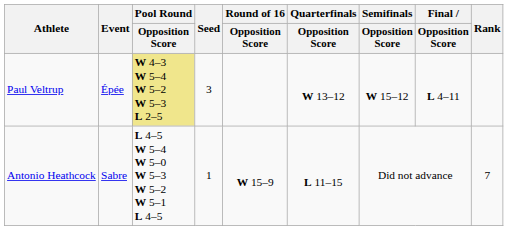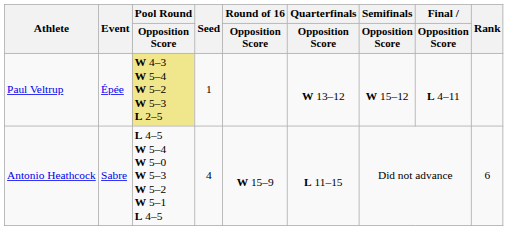(209, 90) 3 -> (209, 90) 1
(209, 176) 1 -> (209, 176) 4
(487, 176) 7 -> (487, 176) 6
